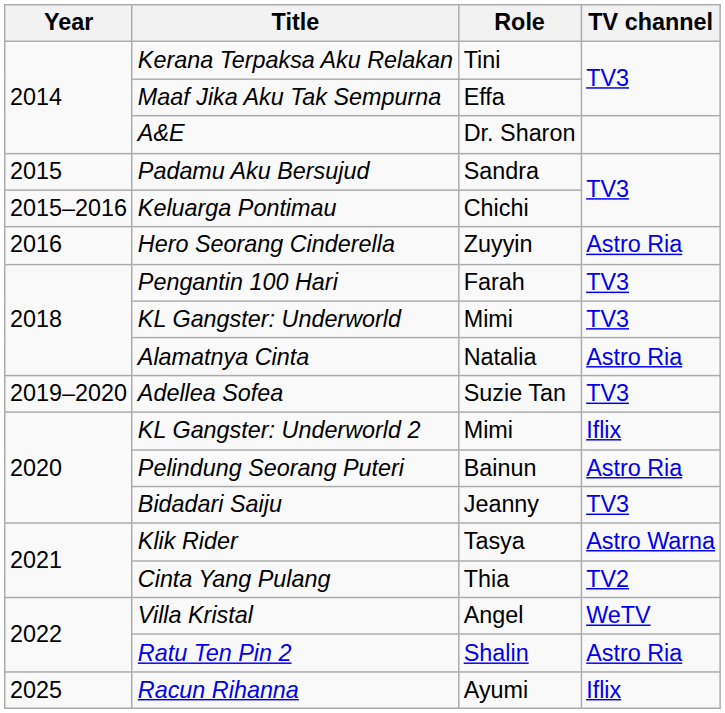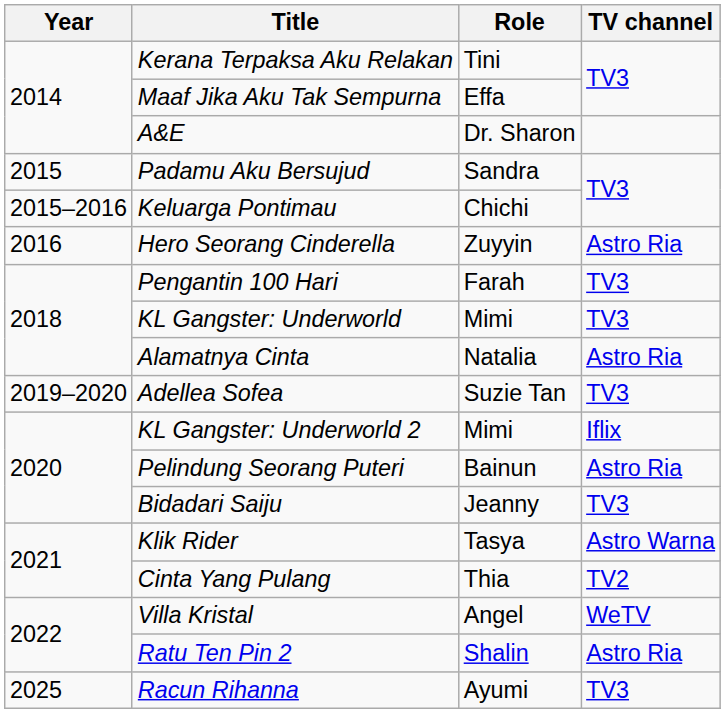(604, 689) Iflix -> (608, 689) TV3
